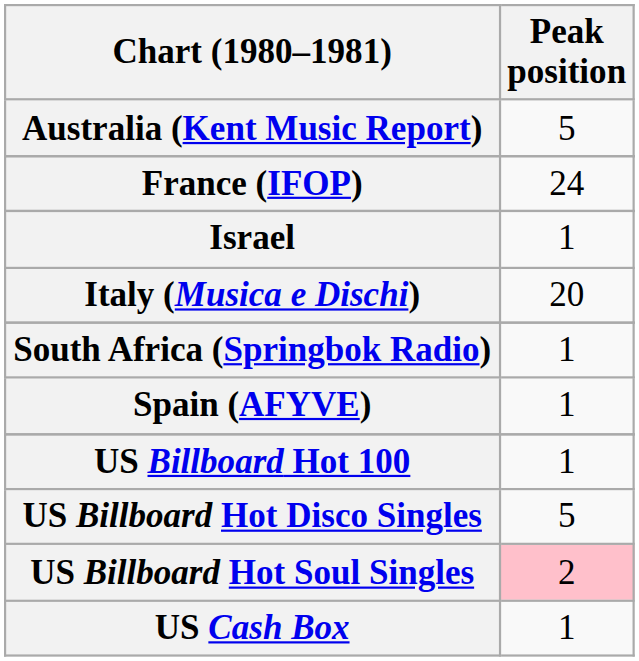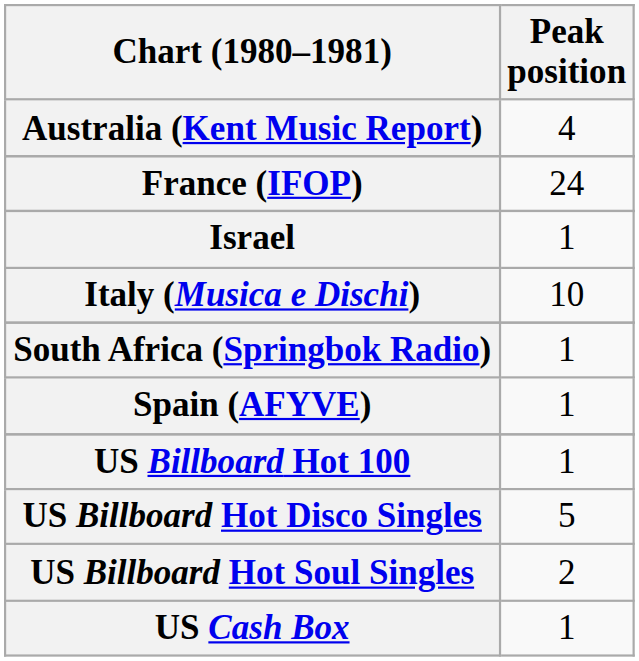(567, 127) 5 -> (567, 127) 4
(567, 293) 20 -> (567, 293) 10
(567, 571) pink background -> (567, 571) no background
